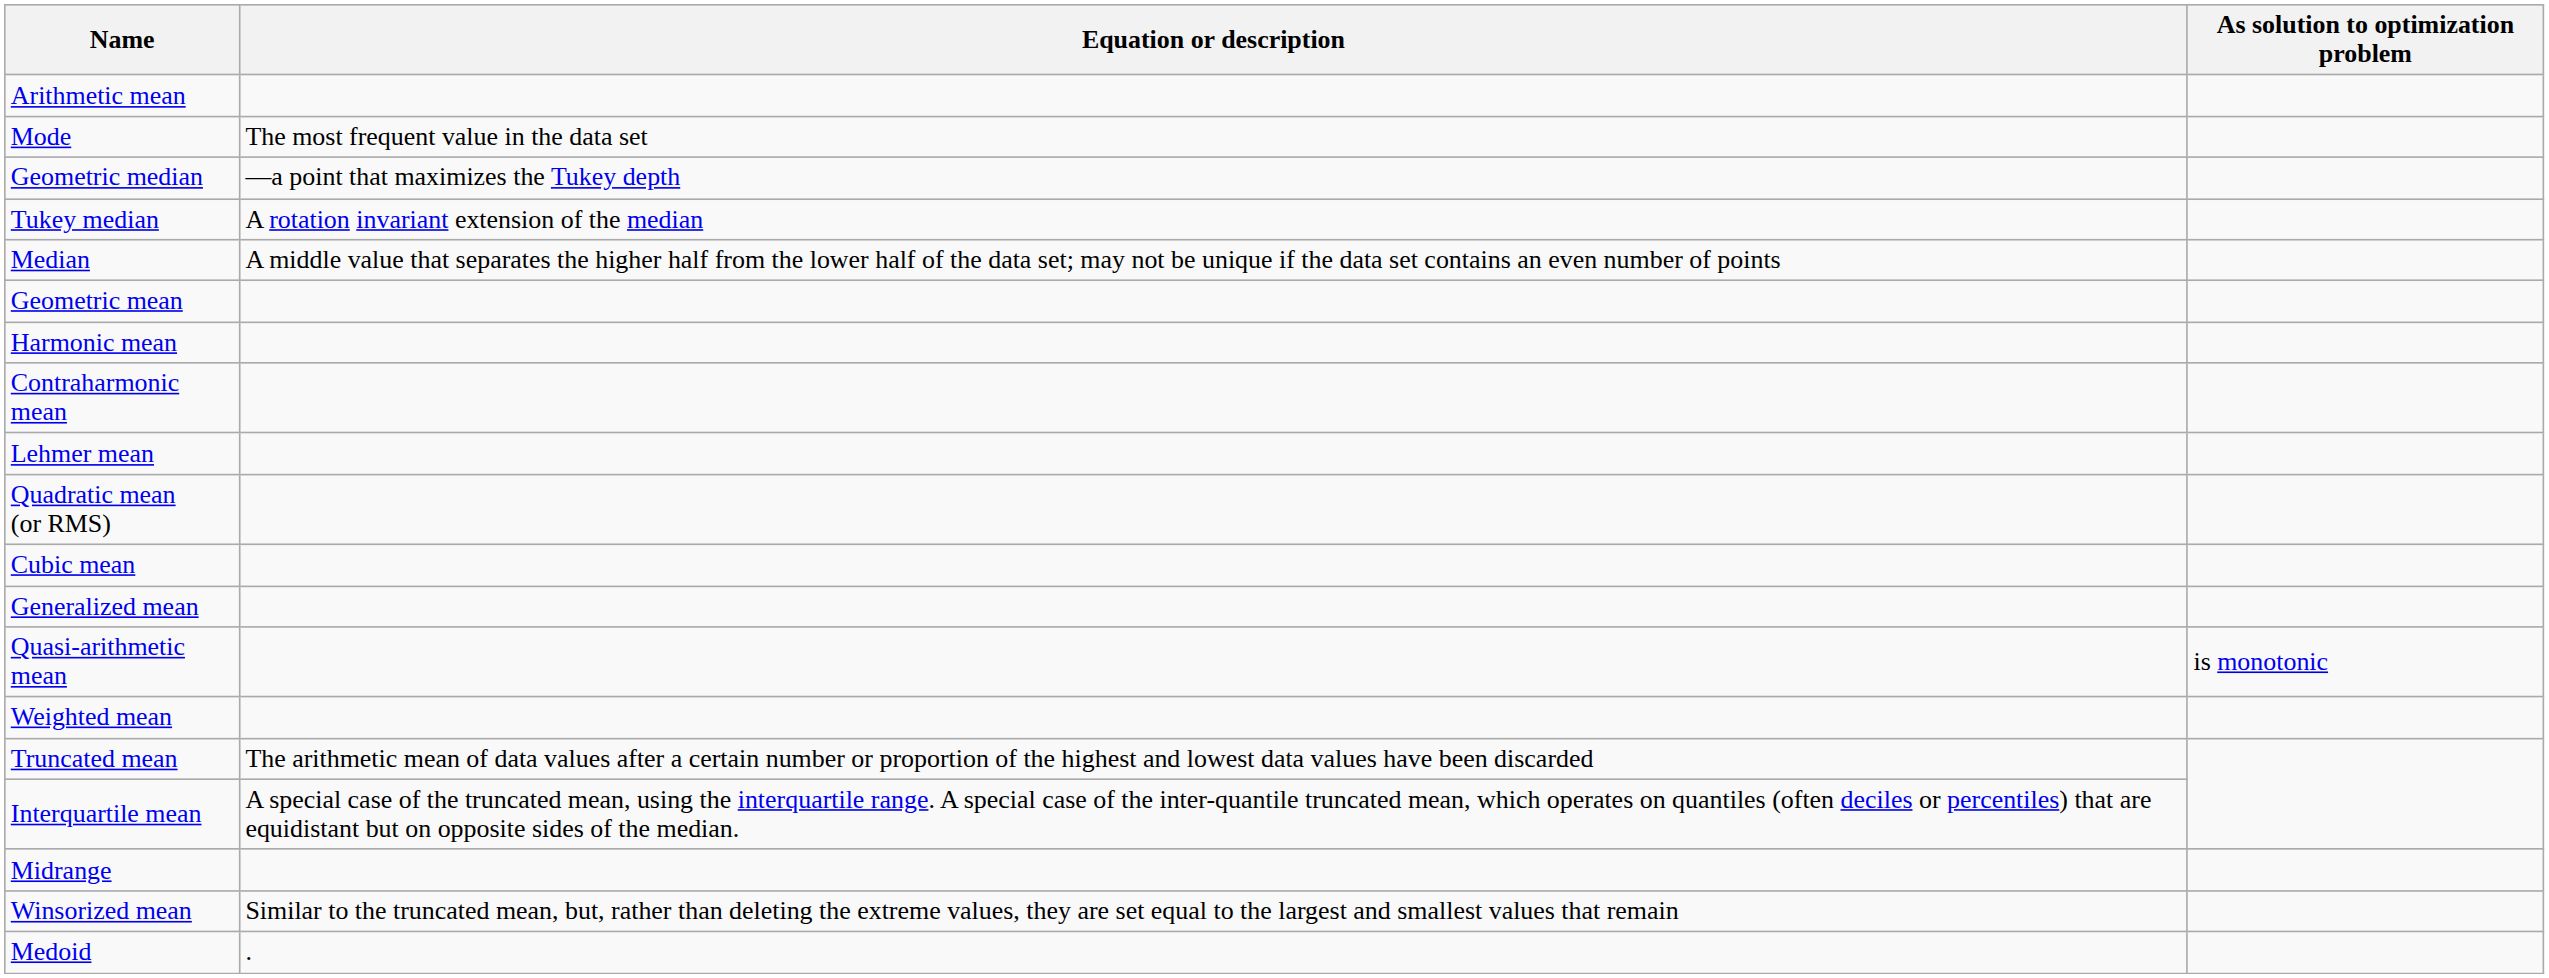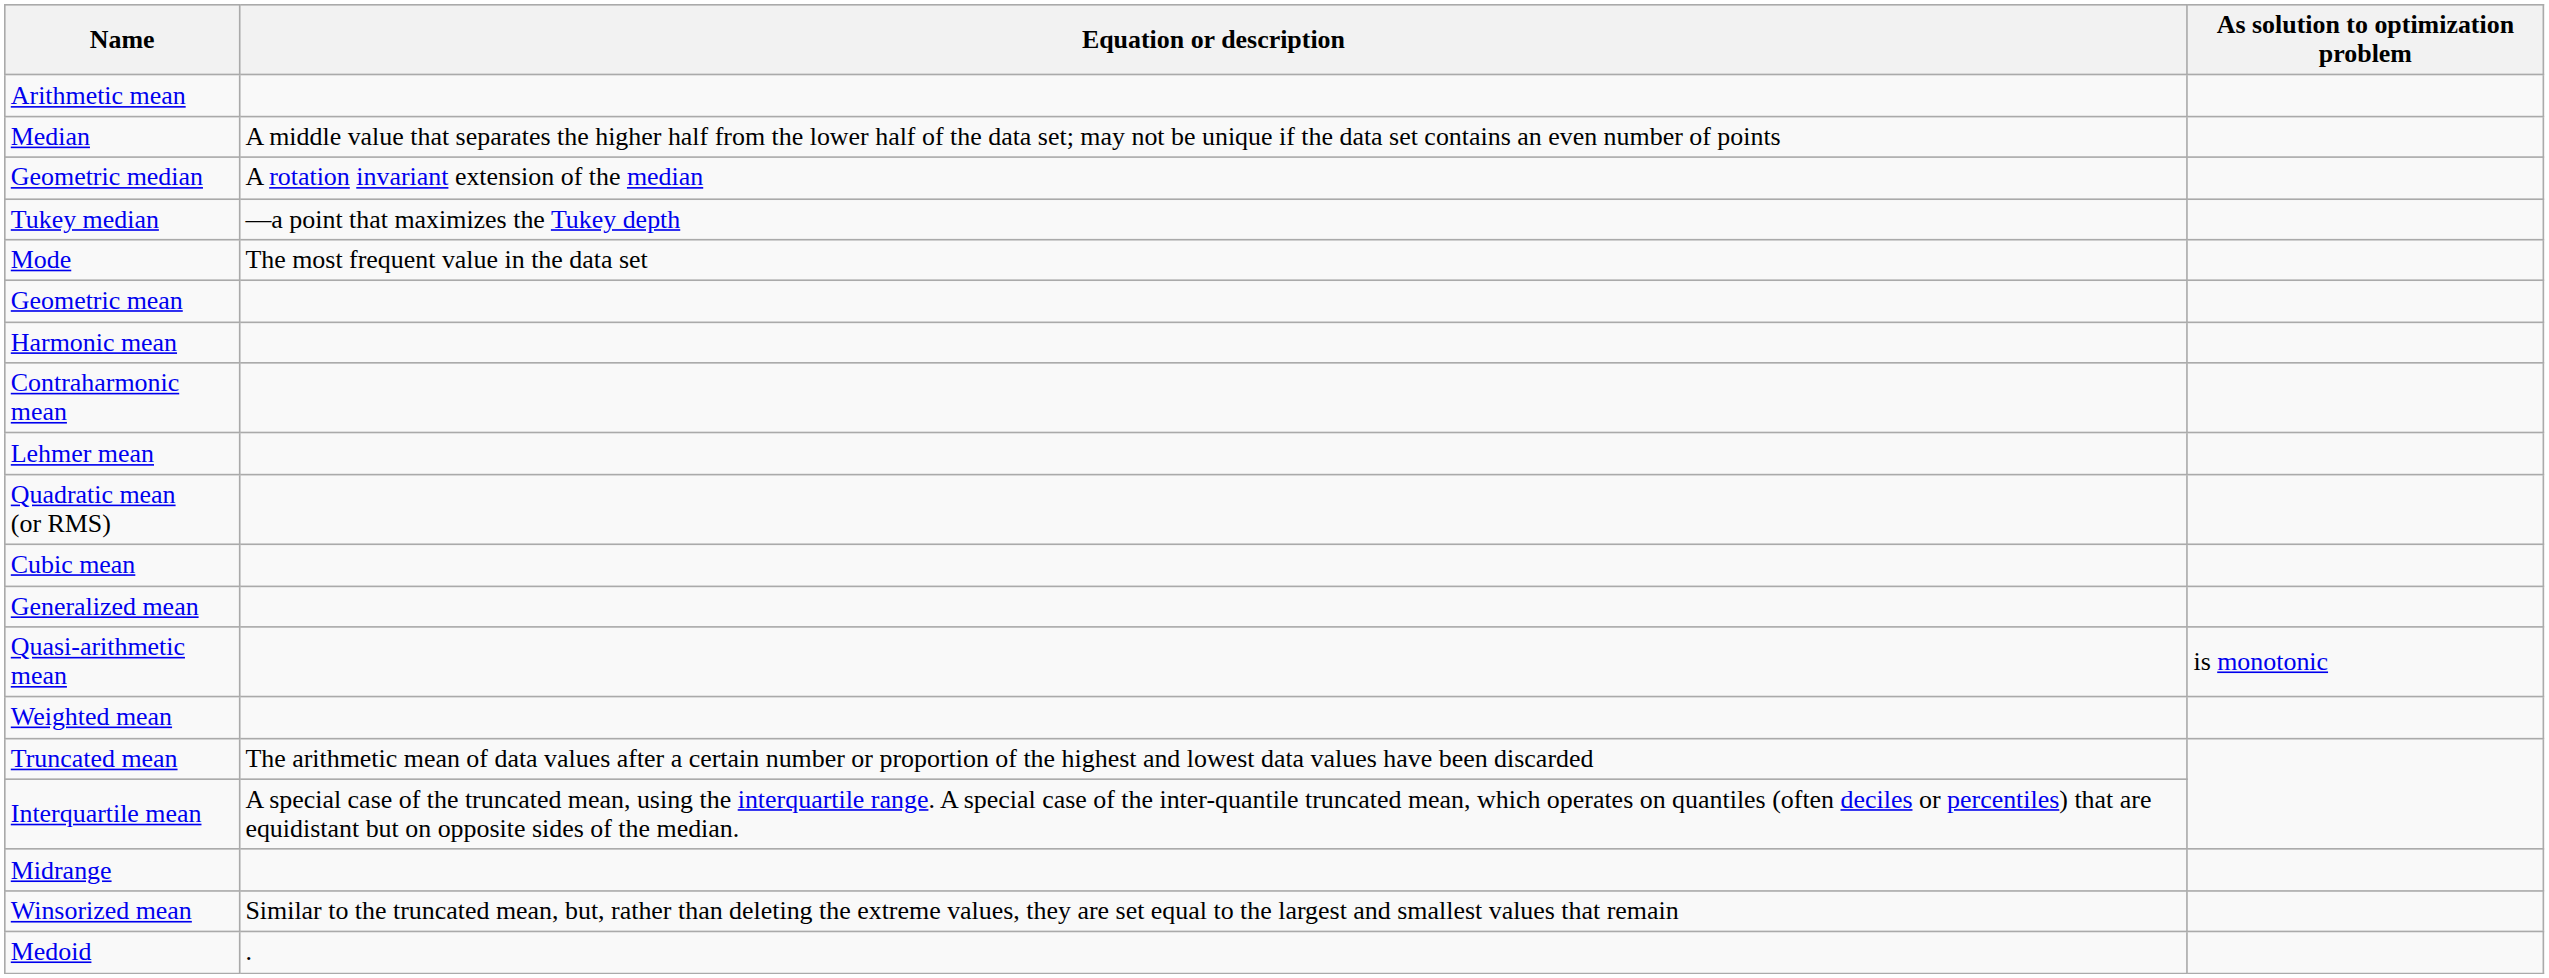rows swapped: (50, 259) <-> (41, 136)
(463, 177) —a point that maximizes the Tukey depth -> (474, 177) A rotation invariant extension of the median
(474, 218) A rotation invariant extension of the median -> (463, 218) —a point that maximizes the Tukey depth
